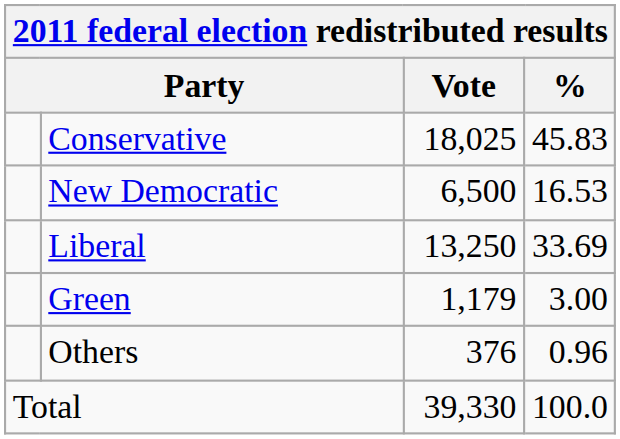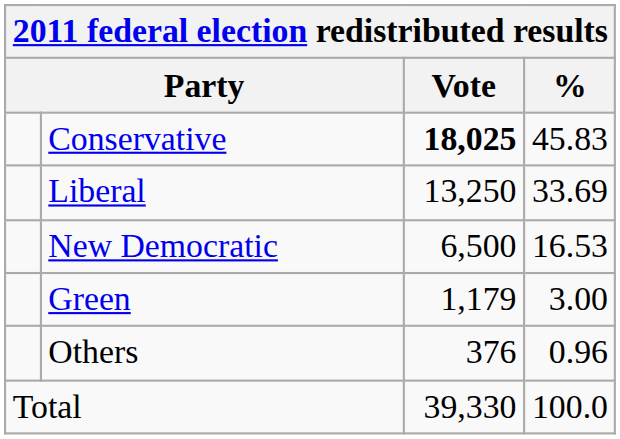(470, 138) normal -> (470, 138) bold
rows swapped: (97, 245) <-> (163, 191)
